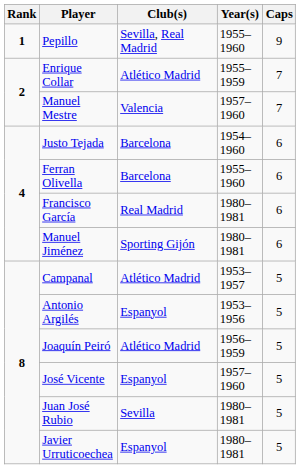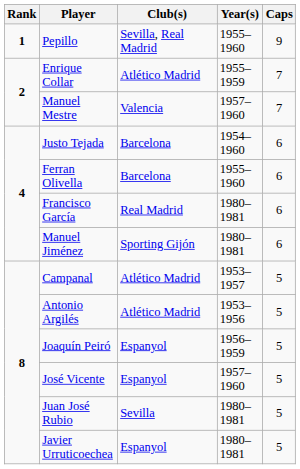(143, 311) Espanyol -> (160, 311) Atlético Madrid
(160, 345) Atlético Madrid -> (143, 345) Espanyol
